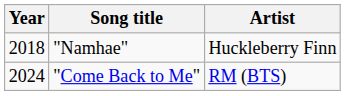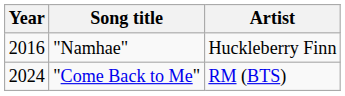(27, 47) 2018 -> (27, 47) 2016
